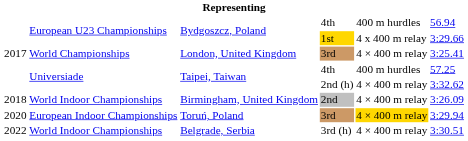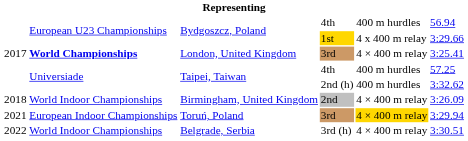(79, 53) normal -> (83, 53) bold
(392, 84) 4 × 400 m relay -> (388, 84) 400 m hurdles
(15, 115) 2020 -> (15, 115) 2021
